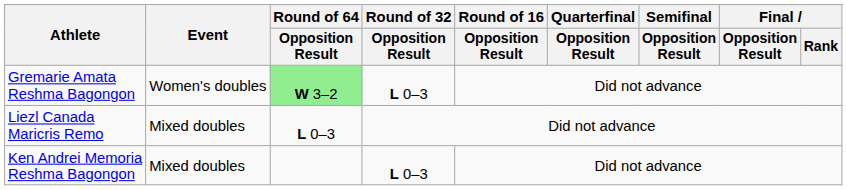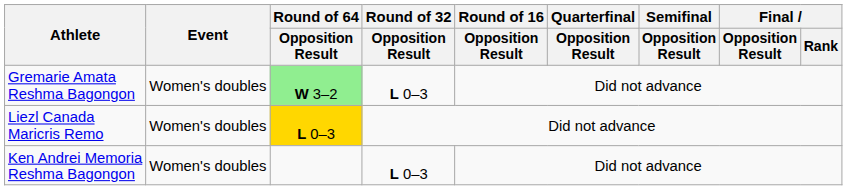(197, 126) Mixed doubles -> (208, 126) Women's doubles
(316, 134) no background -> (316, 134) gold background
(197, 166) Mixed doubles -> (208, 166) Women's doubles
